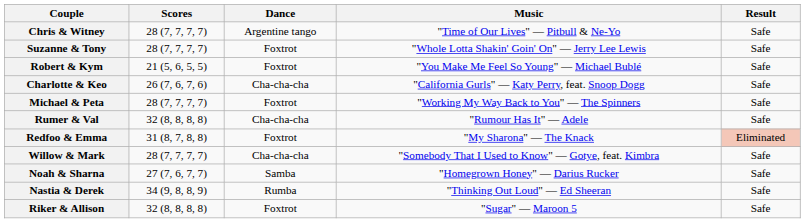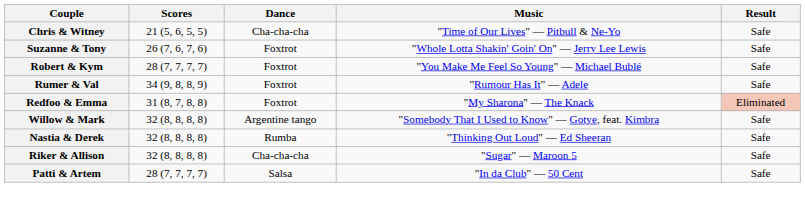(177, 31) 28 (7, 7, 7, 7) -> (177, 31) 21 (5, 6, 5, 5)
(280, 31) Argentine tango -> (280, 31) Cha-cha-cha
(177, 48) 28 (7, 7, 7, 7) -> (177, 48) 26 (7, 6, 7, 6)
(177, 66) 21 (5, 6, 5, 5) -> (177, 66) 28 (7, 7, 7, 7)
- row: (67, 84)
- row: (67, 102)
(177, 119) 32 (8, 8, 8, 8) -> (177, 84) 34 (9, 8, 8, 9)
(280, 119) Cha-cha-cha -> (280, 84) Foxtrot
(177, 155) 28 (7, 7, 7, 7) -> (177, 119) 32 (8, 8, 8, 8)
(280, 155) Cha-cha-cha -> (280, 119) Argentine tango
- row: (67, 173)
(177, 191) 34 (9, 8, 8, 9) -> (177, 137) 32 (8, 8, 8, 8)
(280, 208) Foxtrot -> (280, 155) Cha-cha-cha
+ row: (67, 173)
